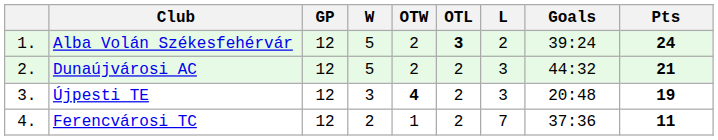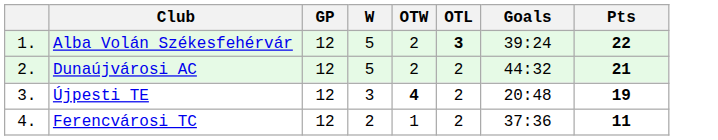- column: (503, 18)
(666, 44) 24 -> (621, 44) 22
